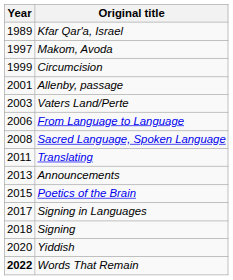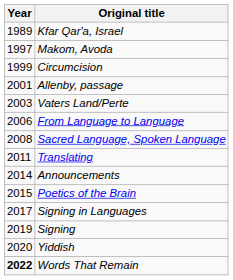(20, 175) 2013 -> (20, 175) 2014
(20, 229) 2018 -> (20, 229) 2019
